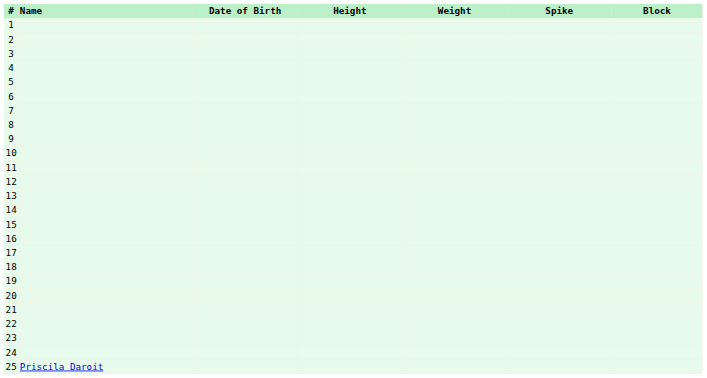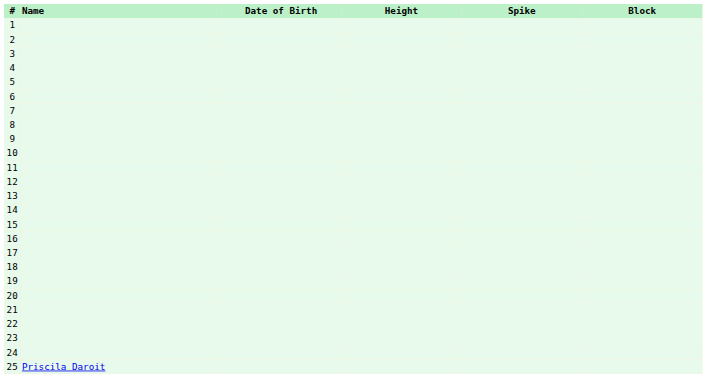- column: (455, 11)
